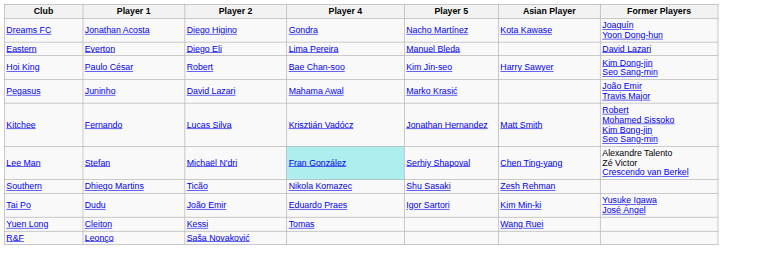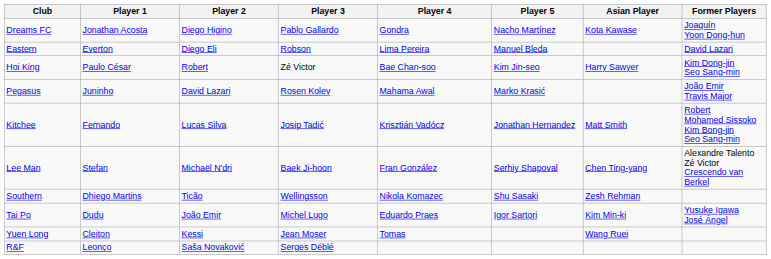+ column: (328, 12)
(317, 163) paleturquoise background -> (408, 168) no background
